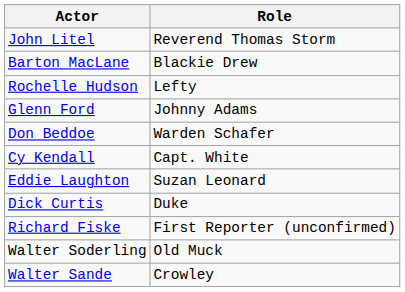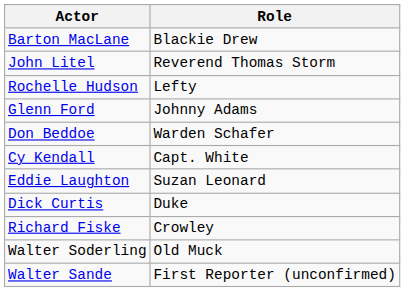rows swapped: (69, 63) <-> (51, 40)
(275, 228) First Reporter (unconfirmed) -> (184, 228) Crowley
(184, 275) Crowley -> (275, 275) First Reporter (unconfirmed)
